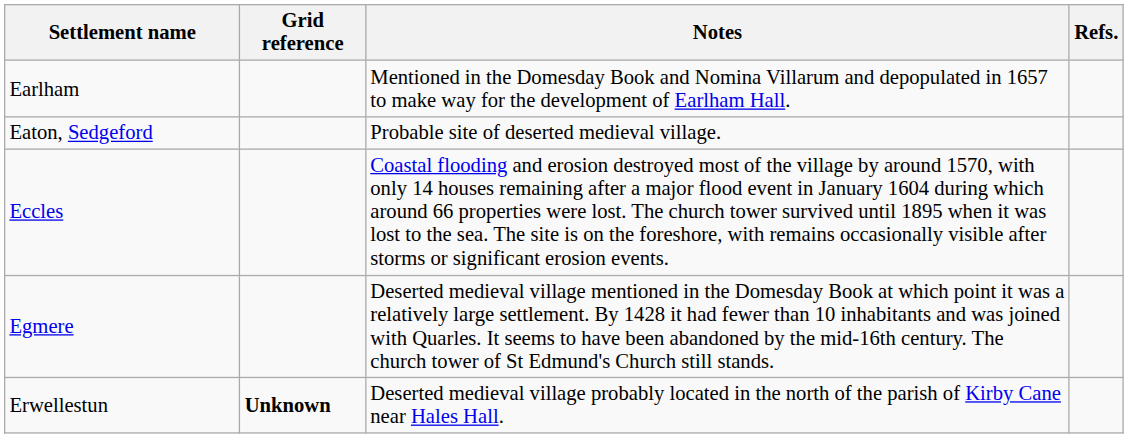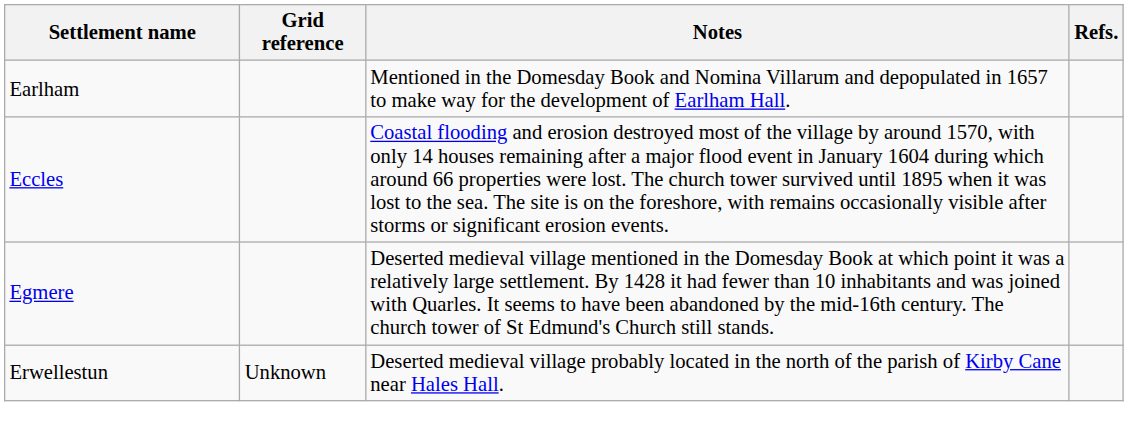- row: (81, 132)
(288, 405) bold -> (285, 372) normal
